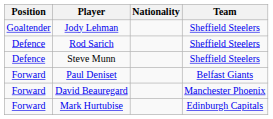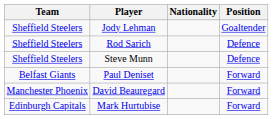columns swapped: (29, 12) <-> (225, 12)
